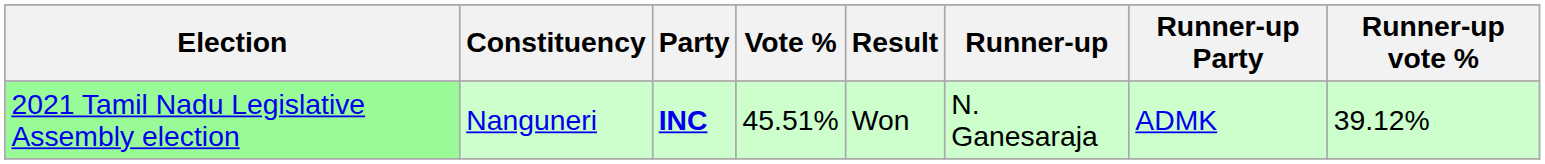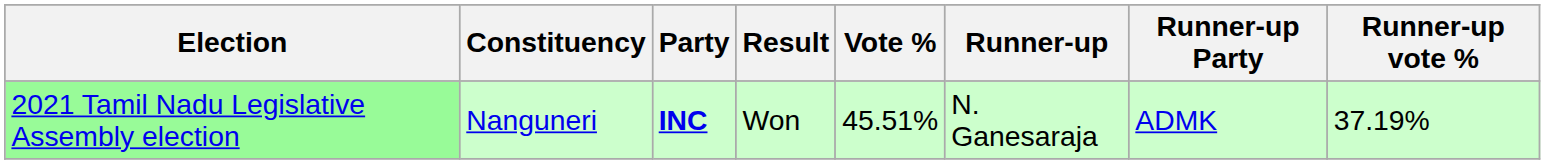columns swapped: (895, 42) <-> (791, 42)
(1382, 119) 39.12% -> (1382, 119) 37.19%
